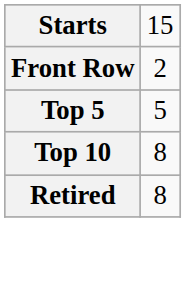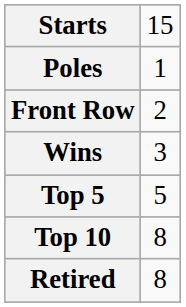+ row: (73, 68)
+ row: (73, 152)
